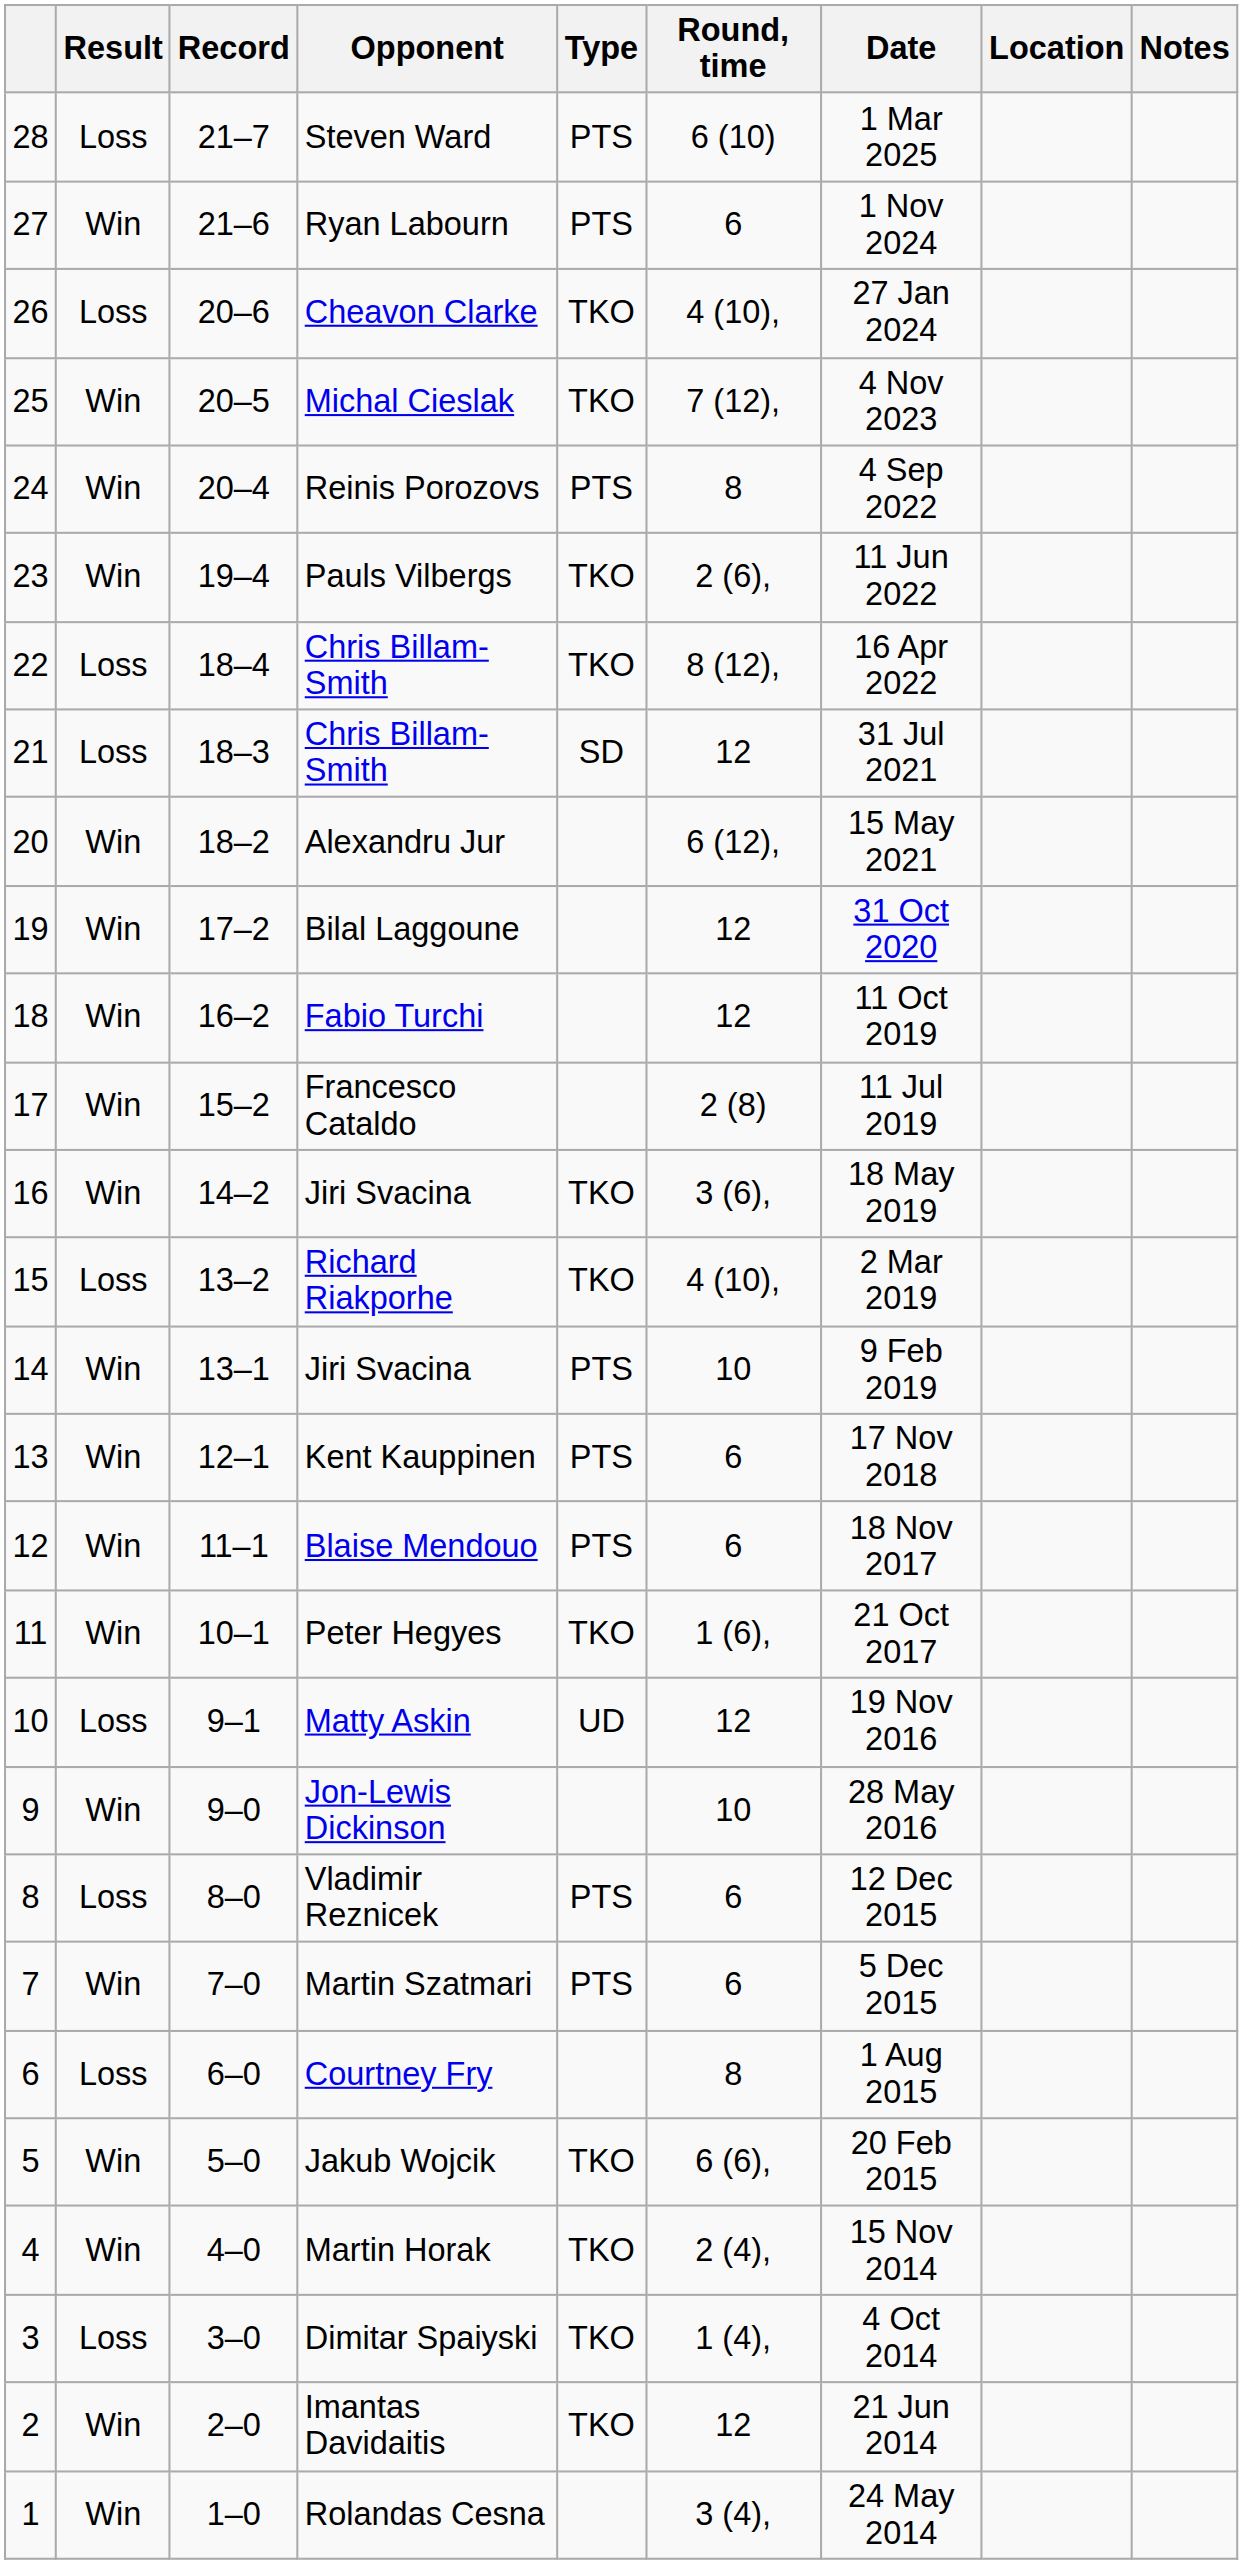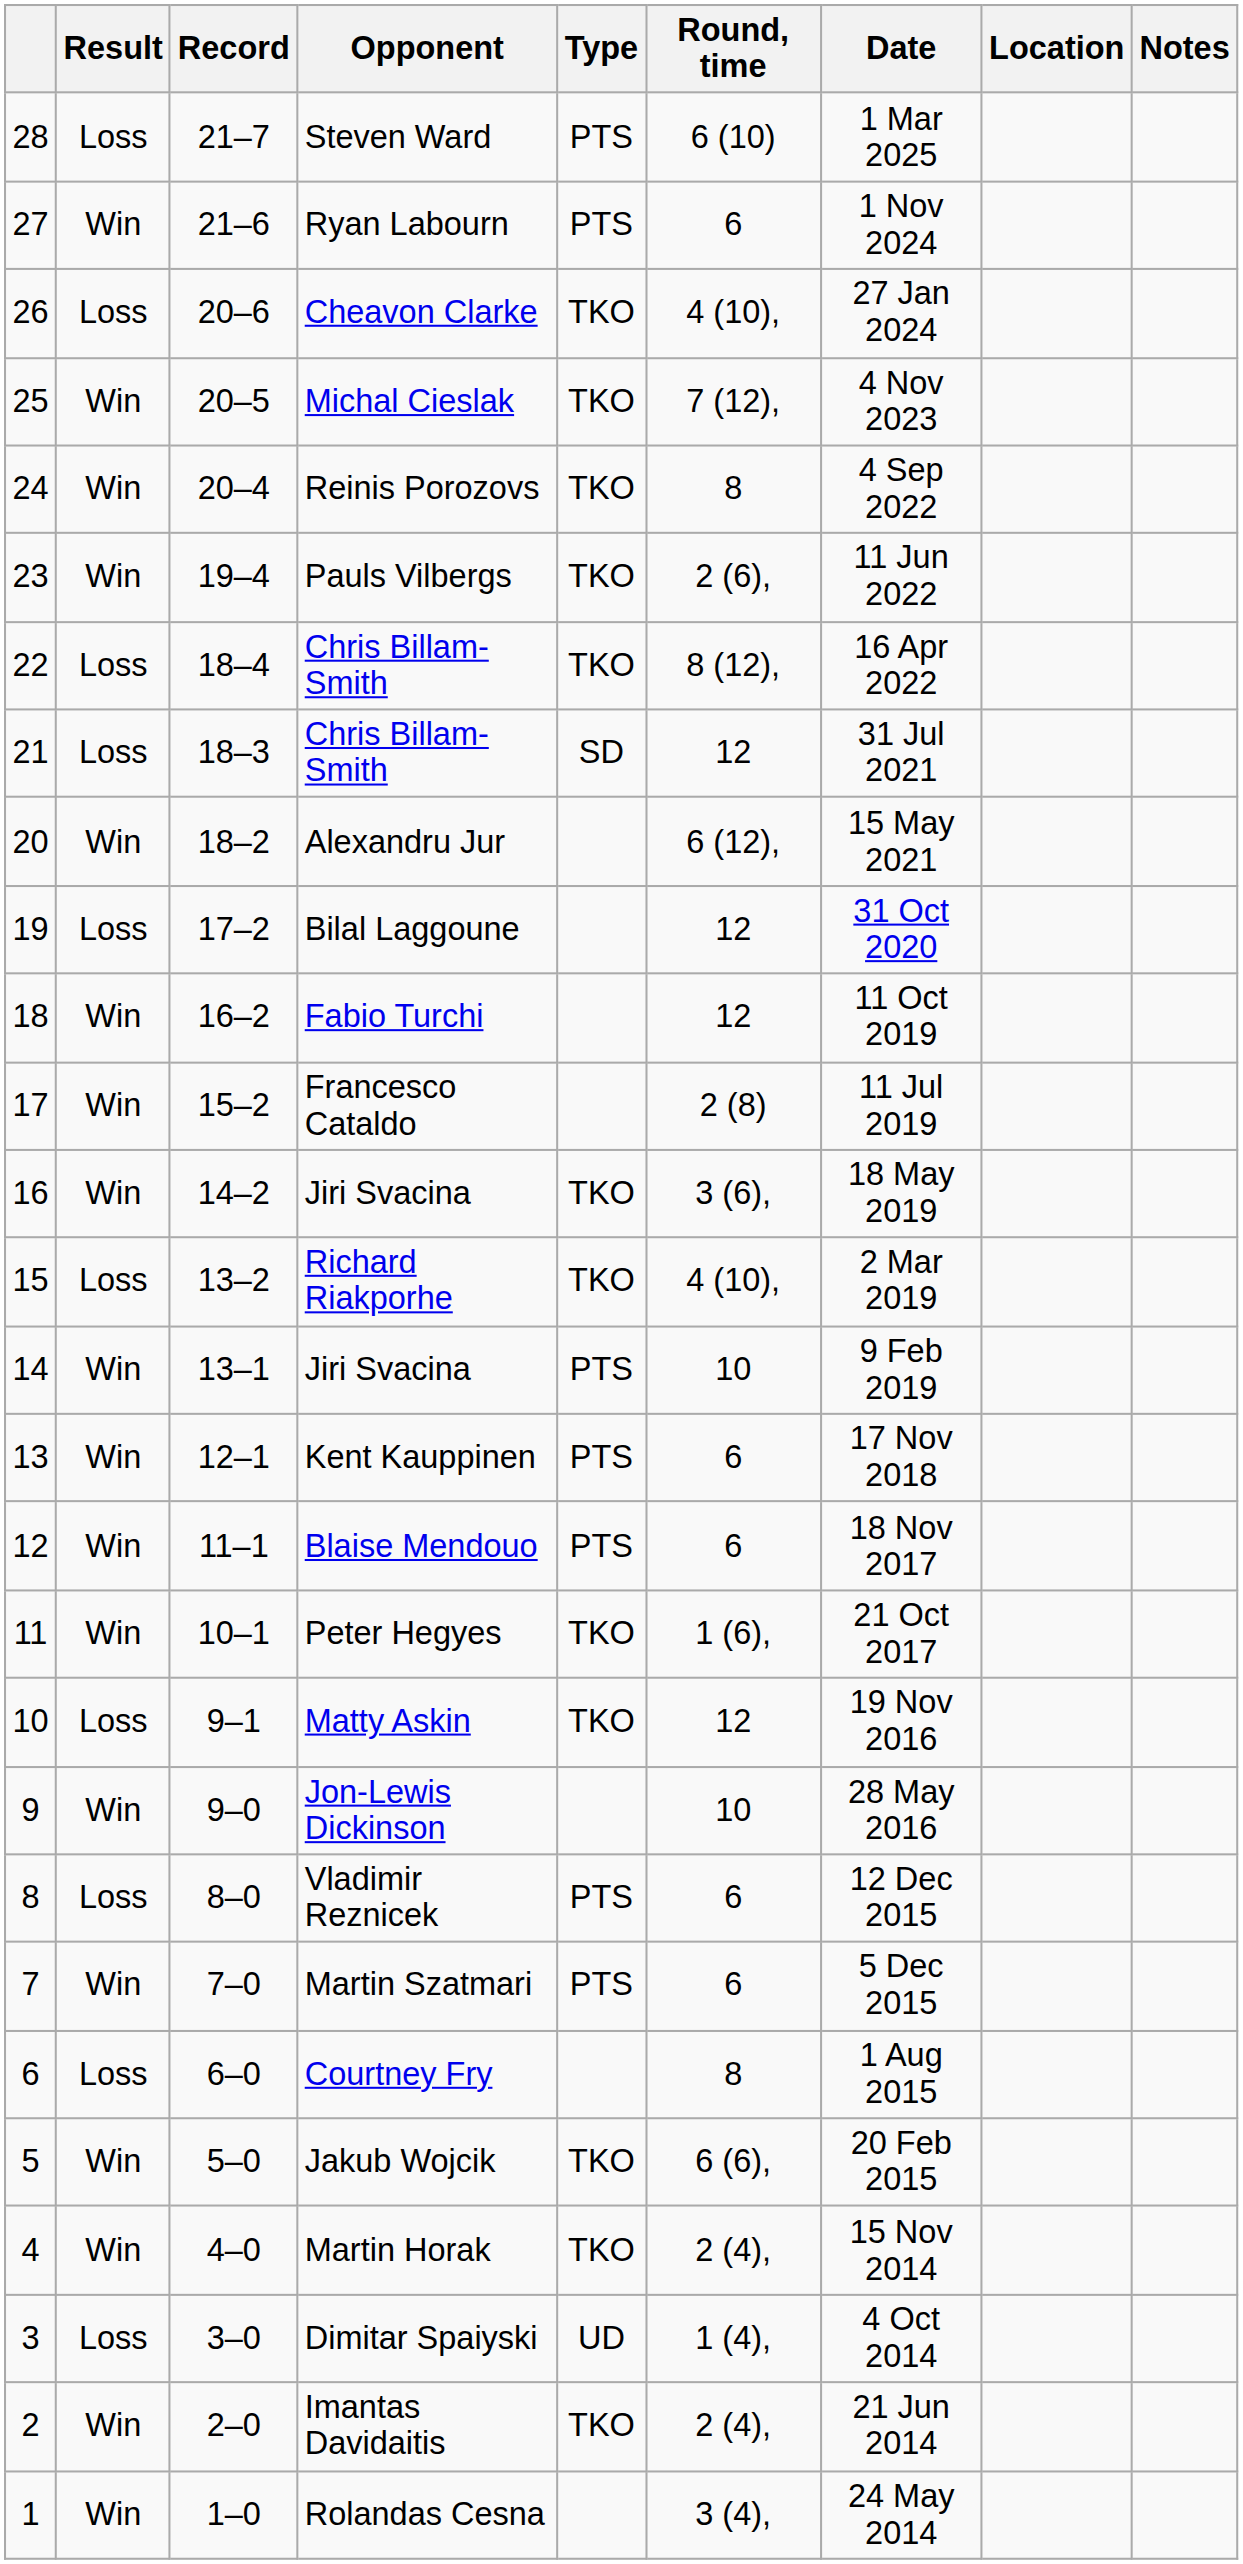(601, 488) PTS -> (601, 488) TKO
(113, 929) Win -> (113, 929) Loss
(601, 1721) UD -> (601, 1721) TKO
(601, 2337) TKO -> (601, 2337) UD
(733, 2425) 12 -> (733, 2425) 2 (4),
